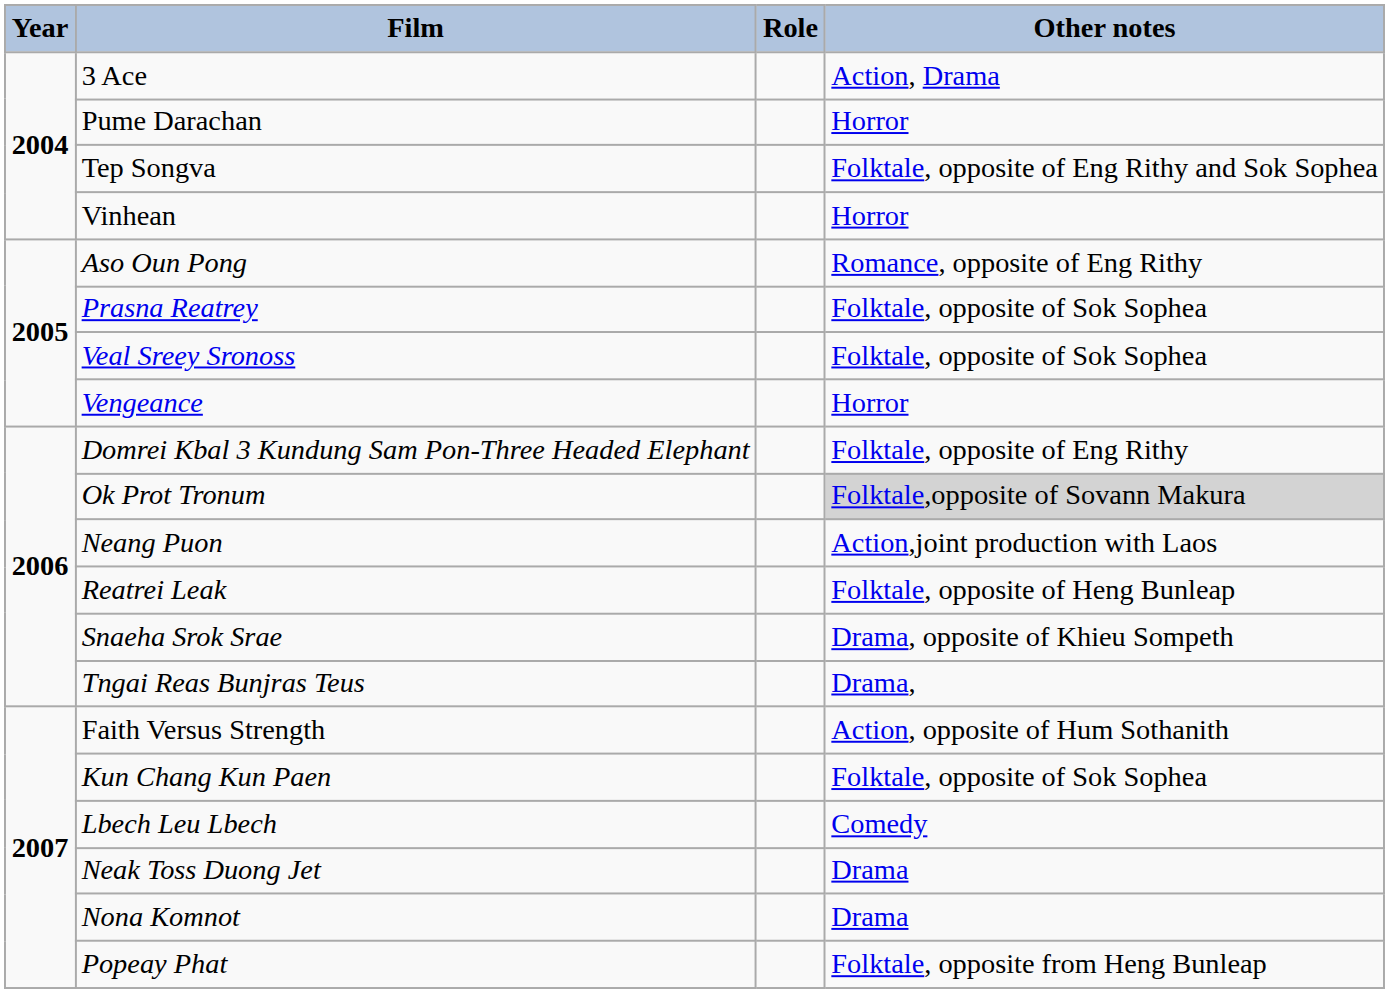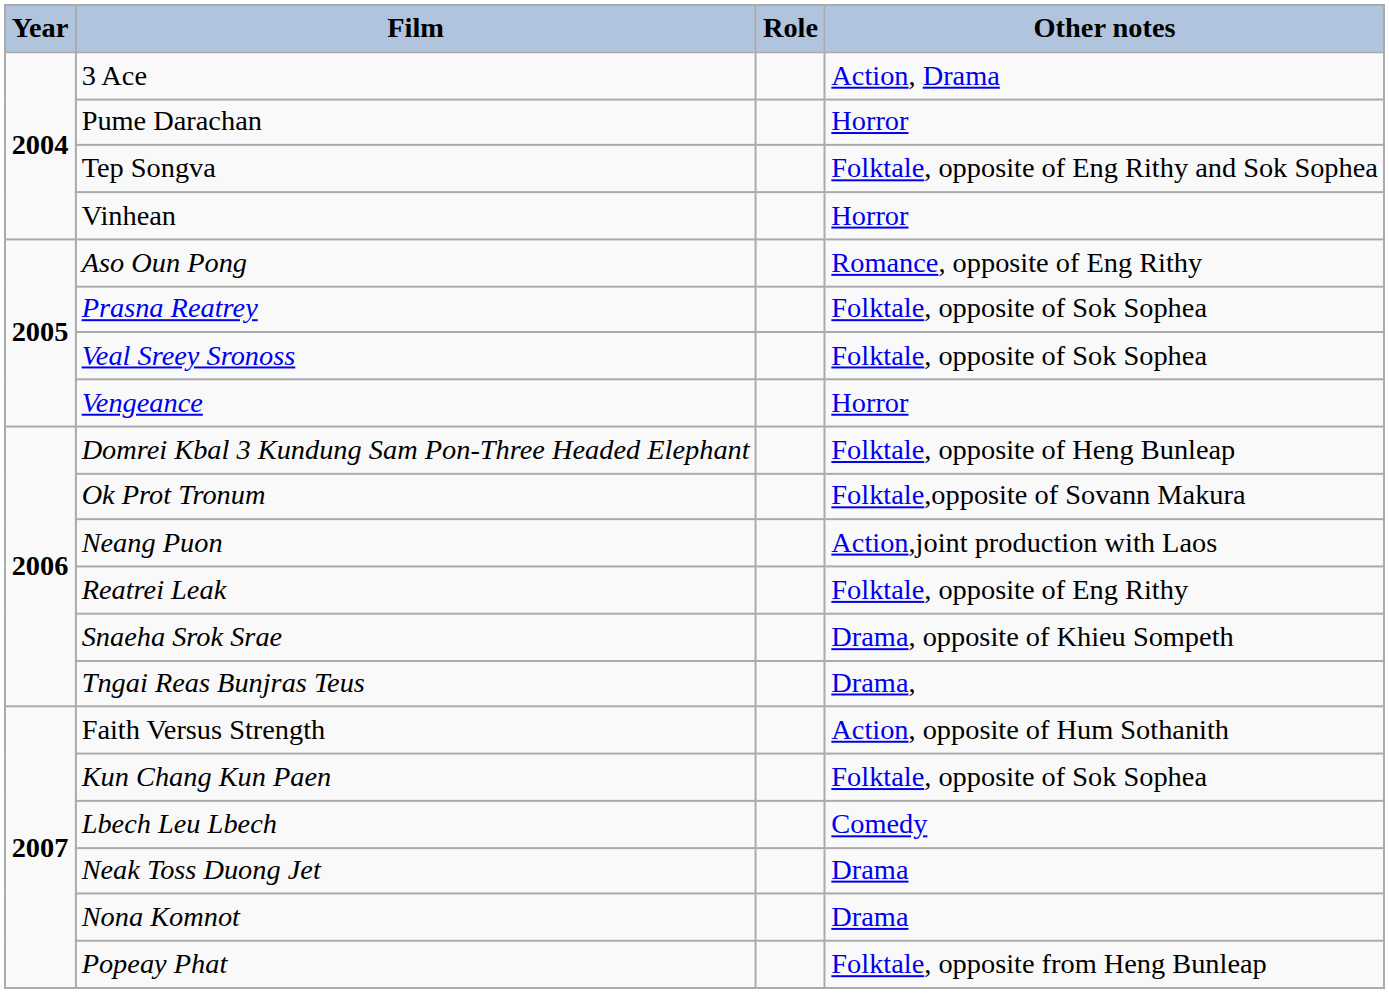(1010, 449) Folktale, opposite of Eng Rithy -> (1033, 449) Folktale, opposite of Heng Bunleap
(1038, 496) lightgrey background -> (1038, 496) no background
(1033, 589) Folktale, opposite of Heng Bunleap -> (1010, 589) Folktale, opposite of Eng Rithy
